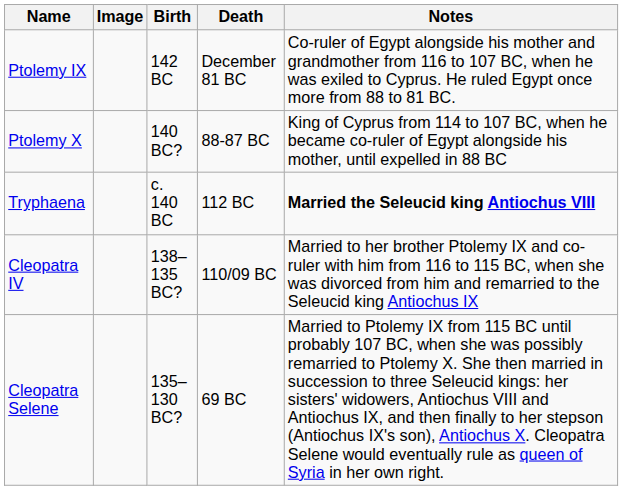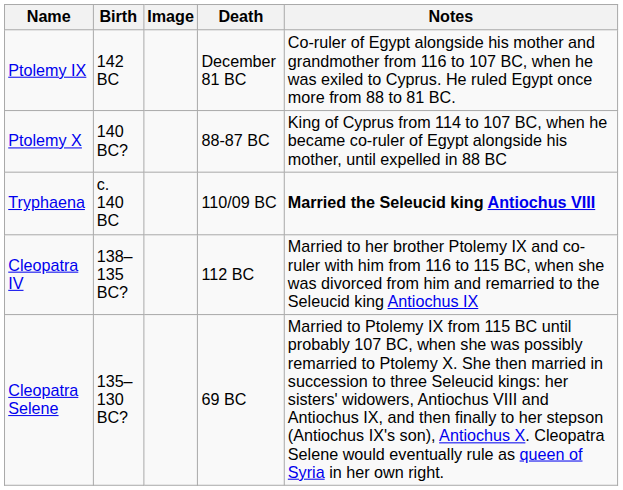columns swapped: (120, 17) <-> (172, 17)
(228, 203) 112 BC -> (239, 203) 110/09 BC
(239, 274) 110/09 BC -> (228, 274) 112 BC
